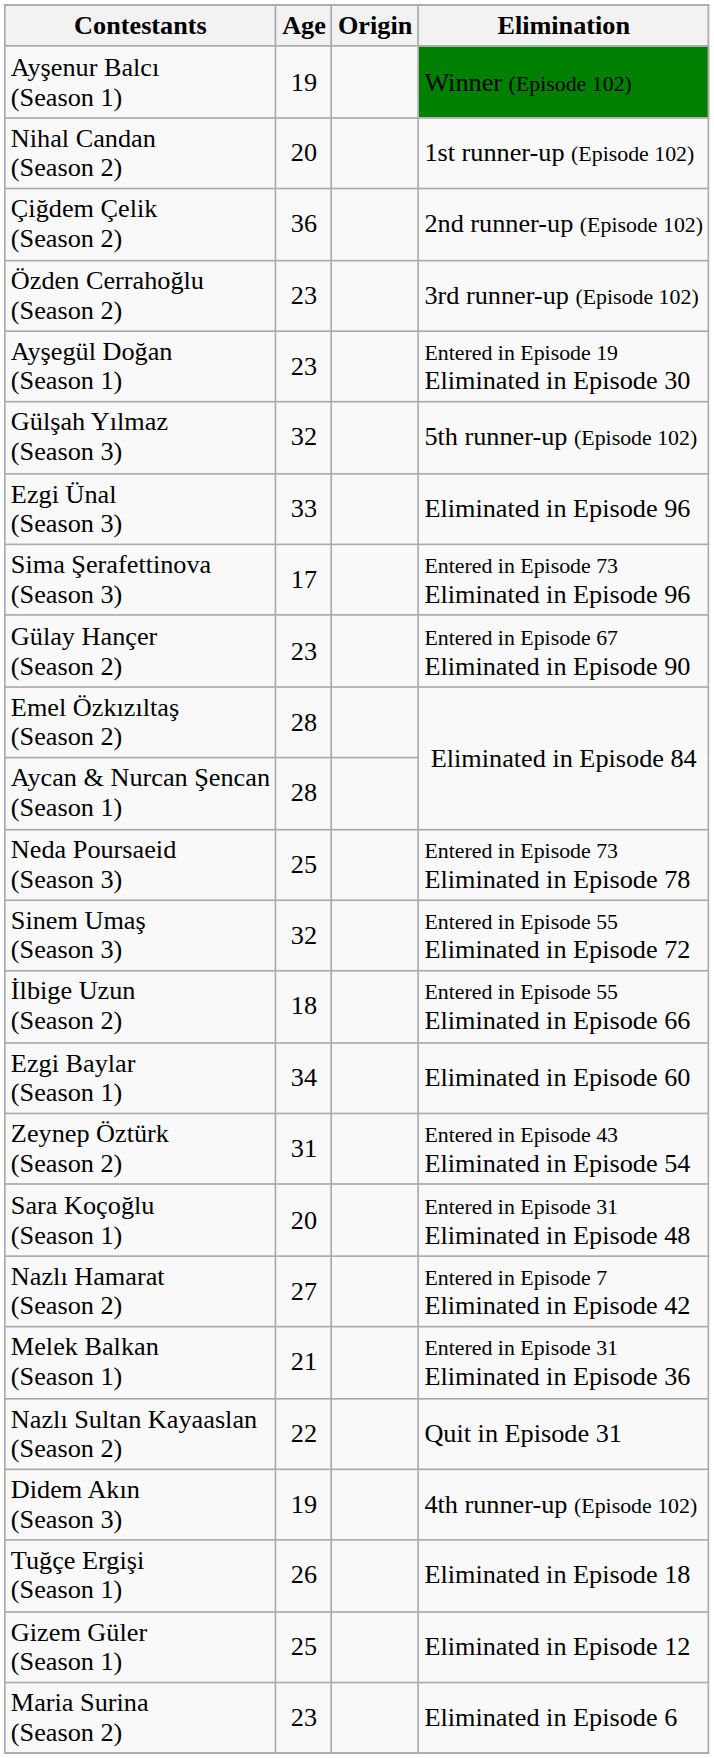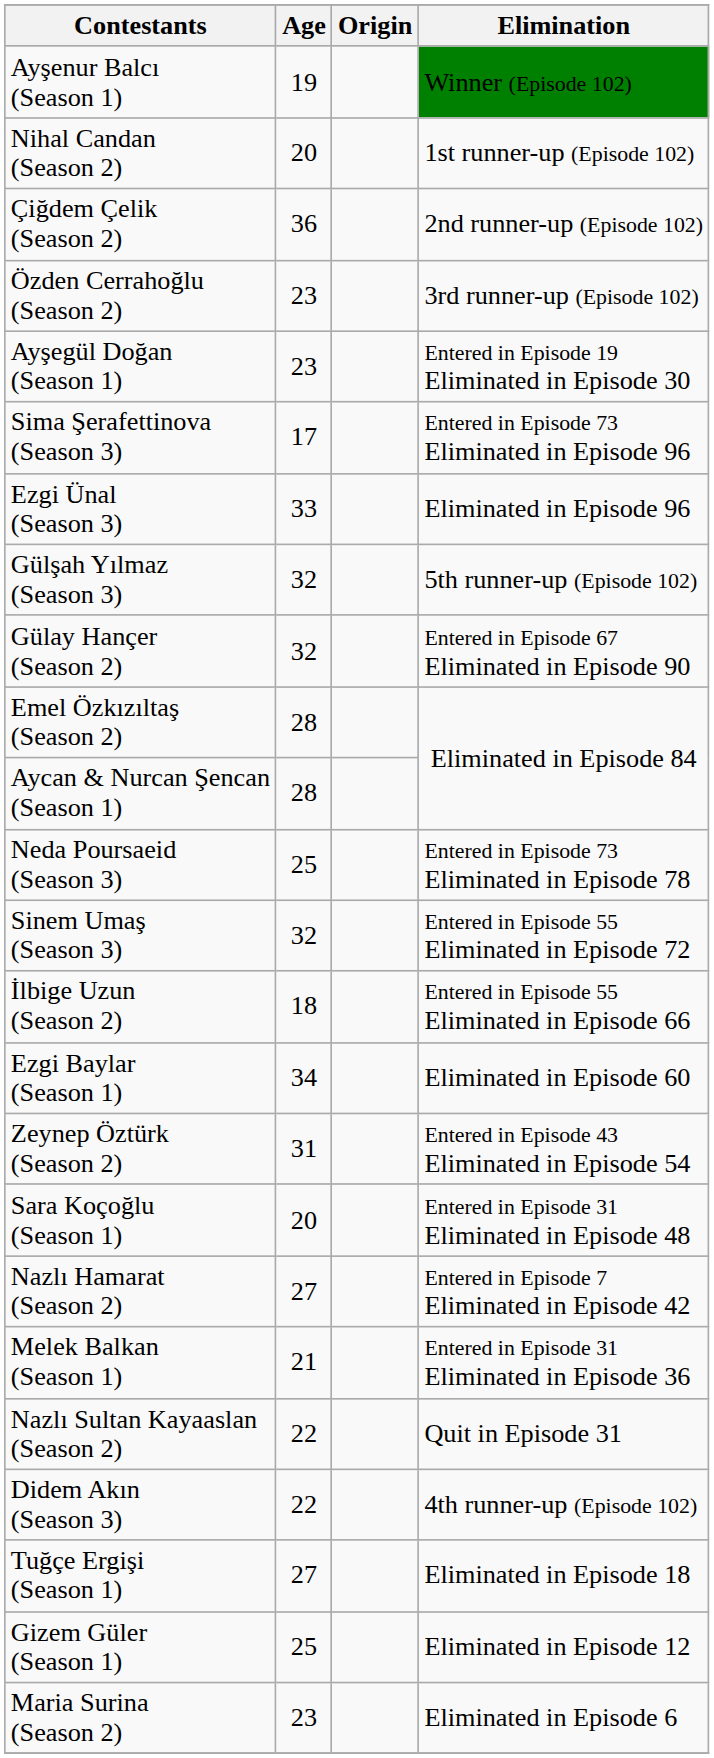rows swapped: (89, 437) <-> (111, 579)
(304, 650) 23 -> (304, 650) 32
(304, 1504) 19 -> (304, 1504) 22
(304, 1575) 26 -> (304, 1575) 27
